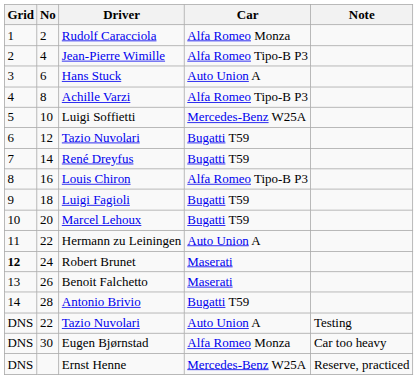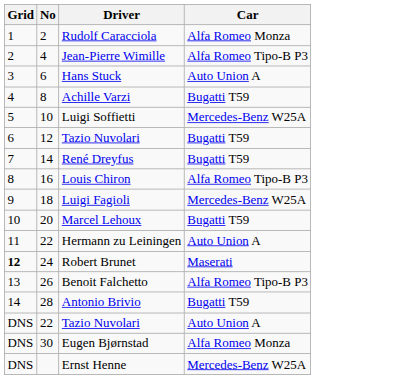- column: (362, 14)
(248, 96) Alfa Romeo Tipo-B P3 -> (218, 96) Bugatti T59
(218, 199) Bugatti T59 -> (247, 199) Mercedes-Benz W25A
(210, 281) Maserati -> (248, 281) Alfa Romeo Tipo-B P3
